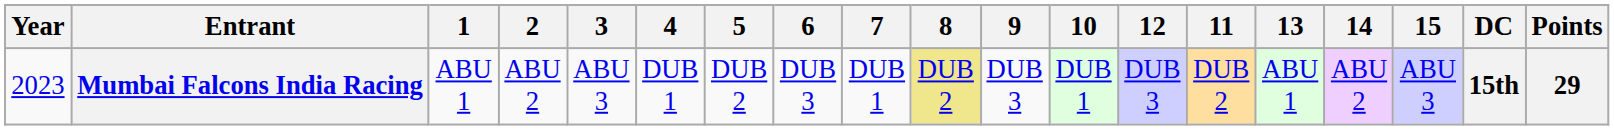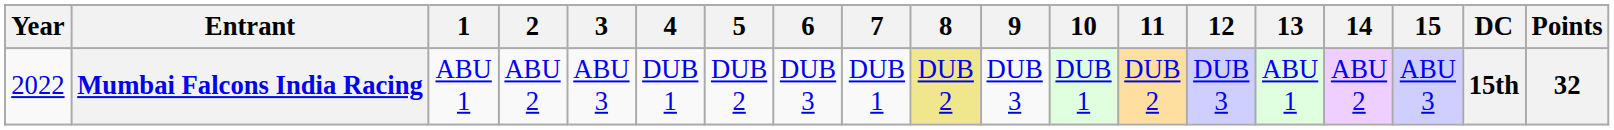columns swapped: (1221, 26) <-> (1152, 26)
(38, 85) 2023 -> (38, 85) 2022
(1567, 85) 29 -> (1567, 85) 32
